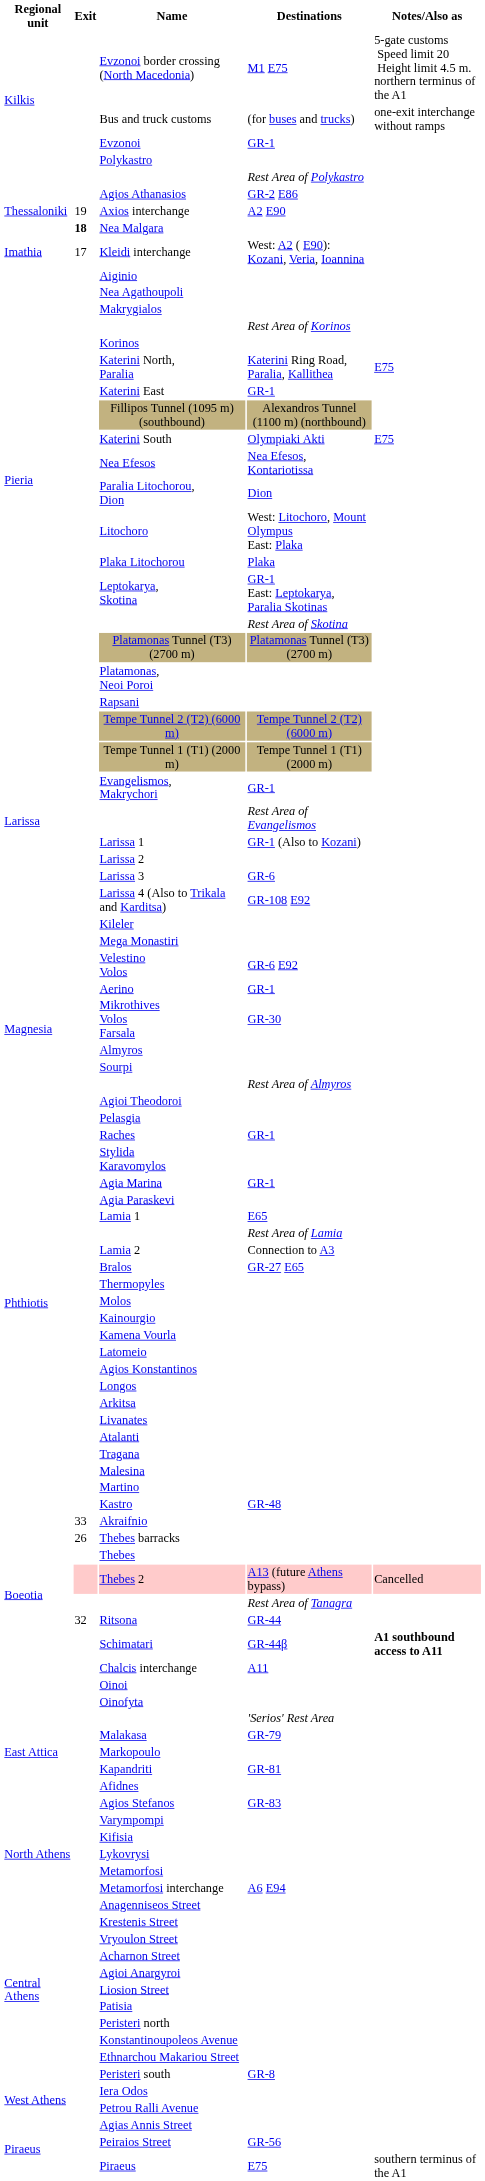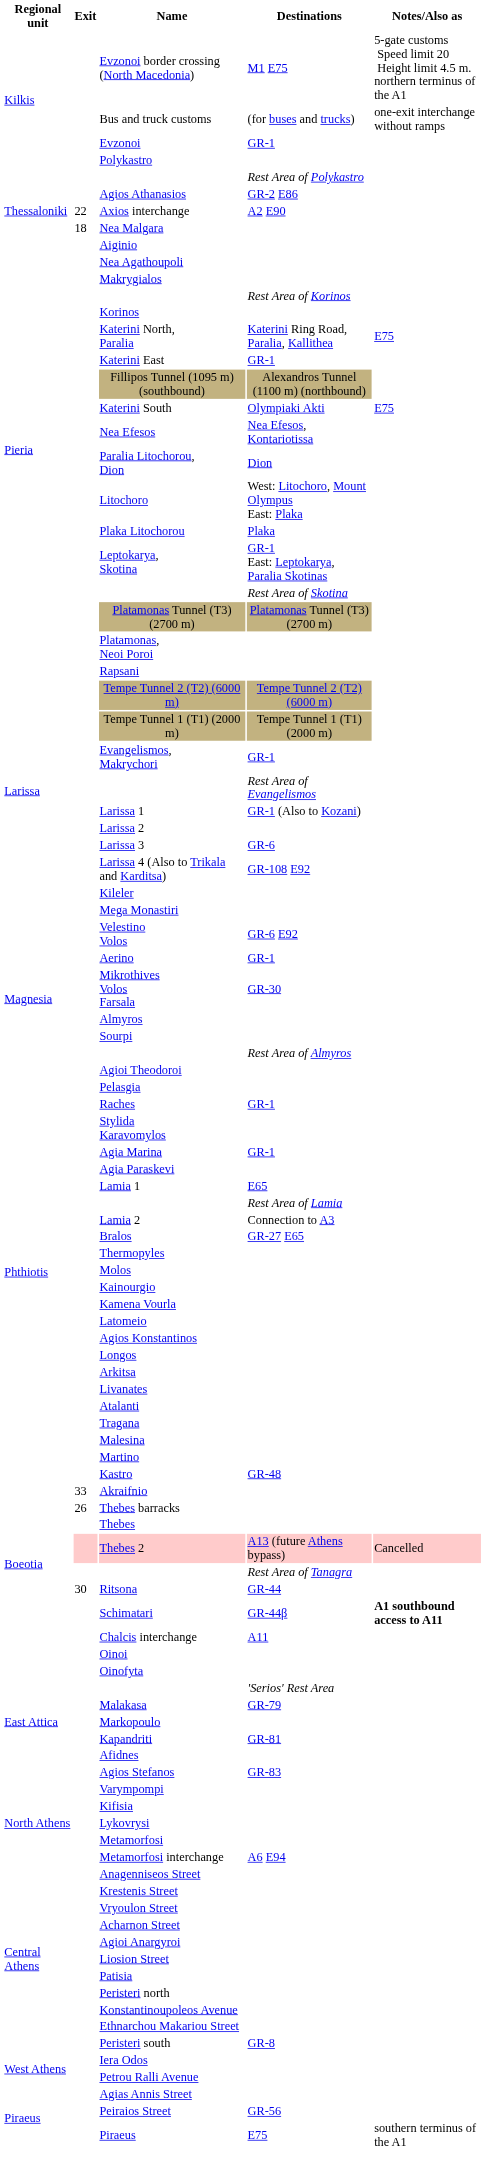(81, 211) 19 -> (81, 211) 22
(81, 228) bold -> (81, 228) normal
- row: (145, 251)
(81, 1620) 32 -> (81, 1589) 30
